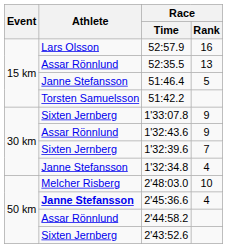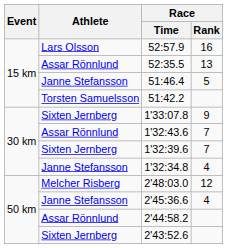(207, 133) 9 -> (207, 133) 7
(207, 184) 10 -> (207, 184) 12
(88, 201) bold -> (85, 201) normal
